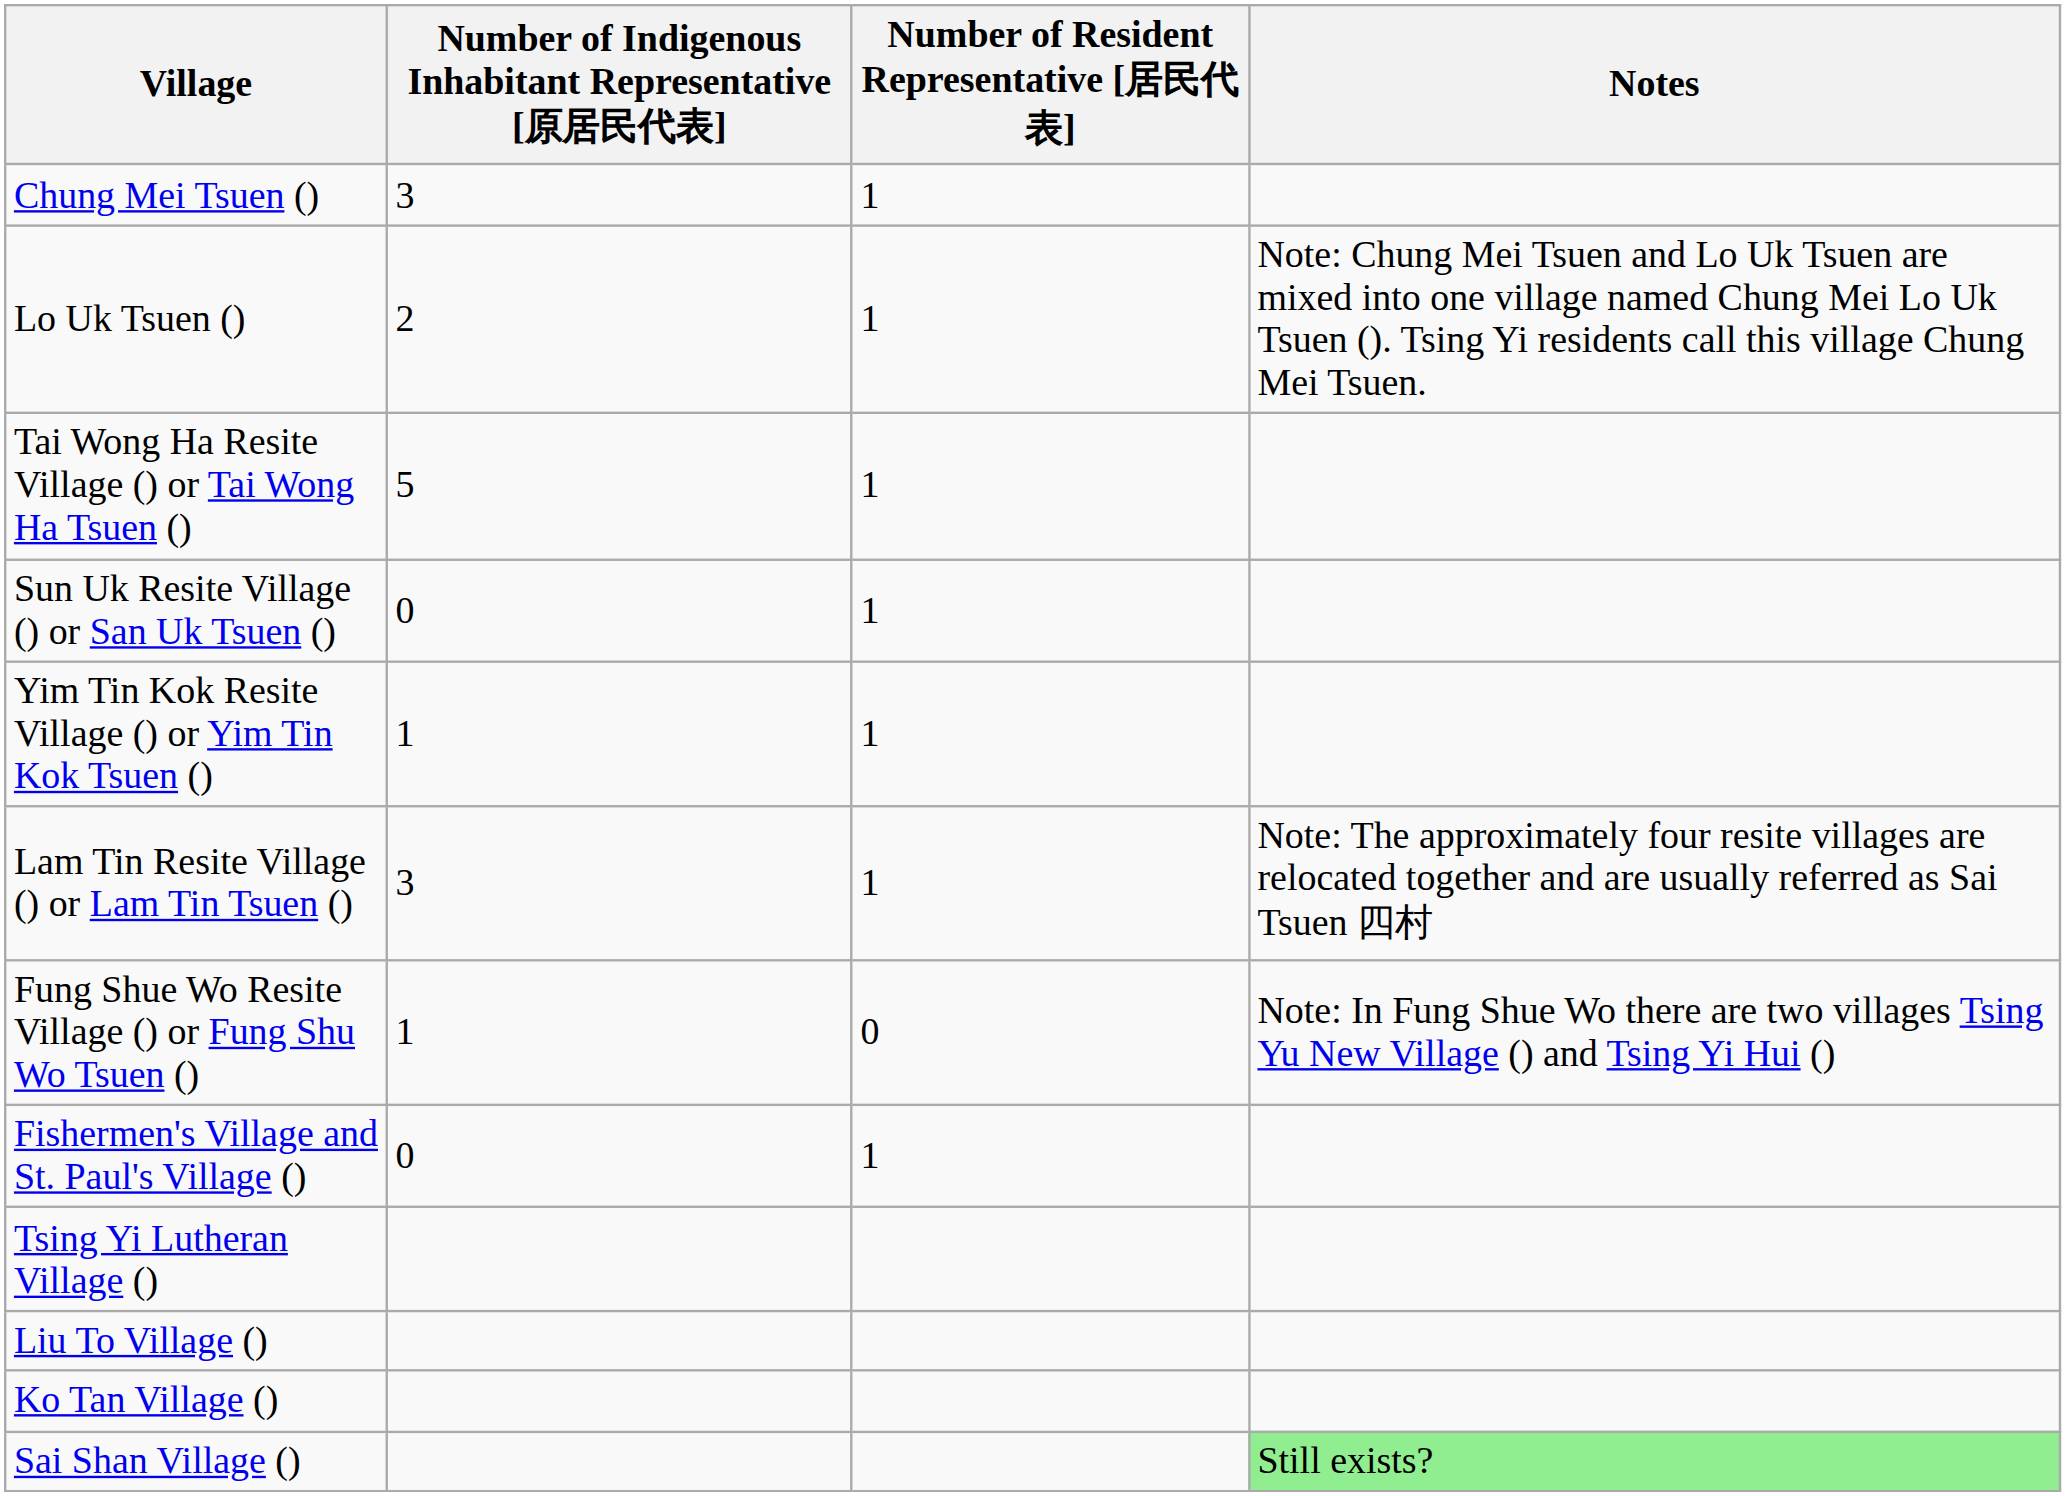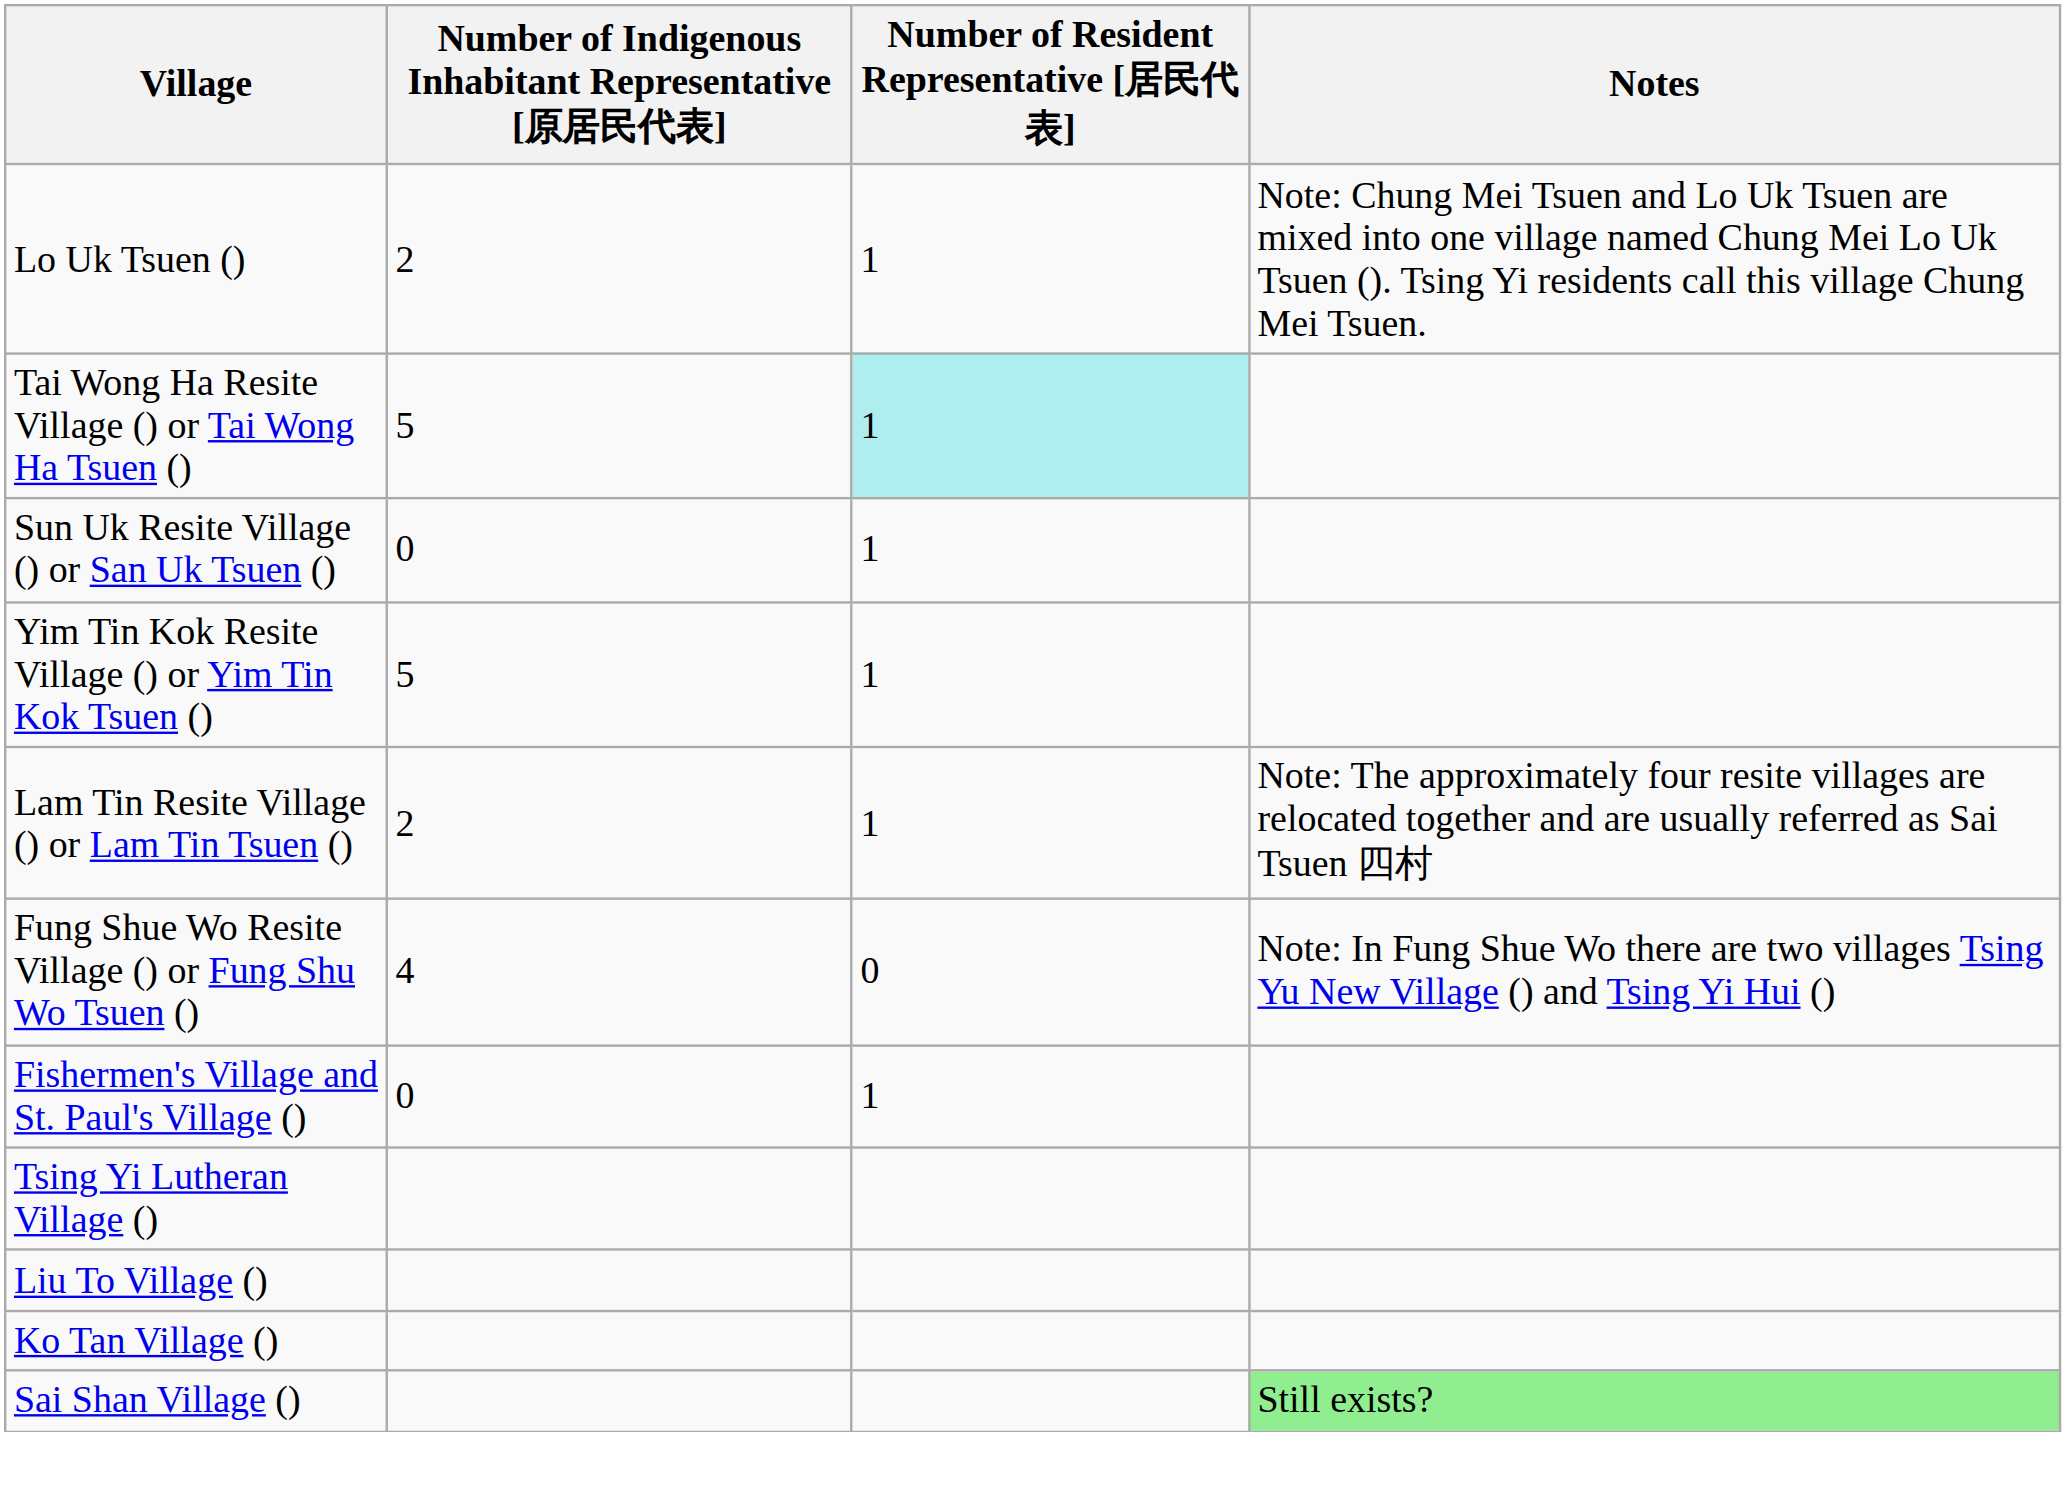- row: (167, 194)
(870, 485) no background -> (870, 425) paleturquoise background
(405, 733) 1 -> (405, 673) 5
(405, 882) 3 -> (405, 822) 2
(405, 1031) 1 -> (405, 971) 4
